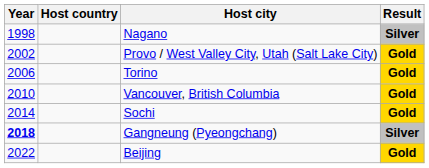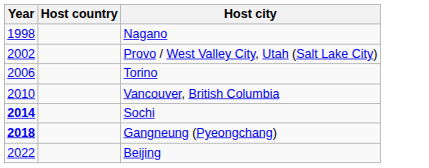- column: (402, 14)
(21, 113) normal -> (21, 113) bold
